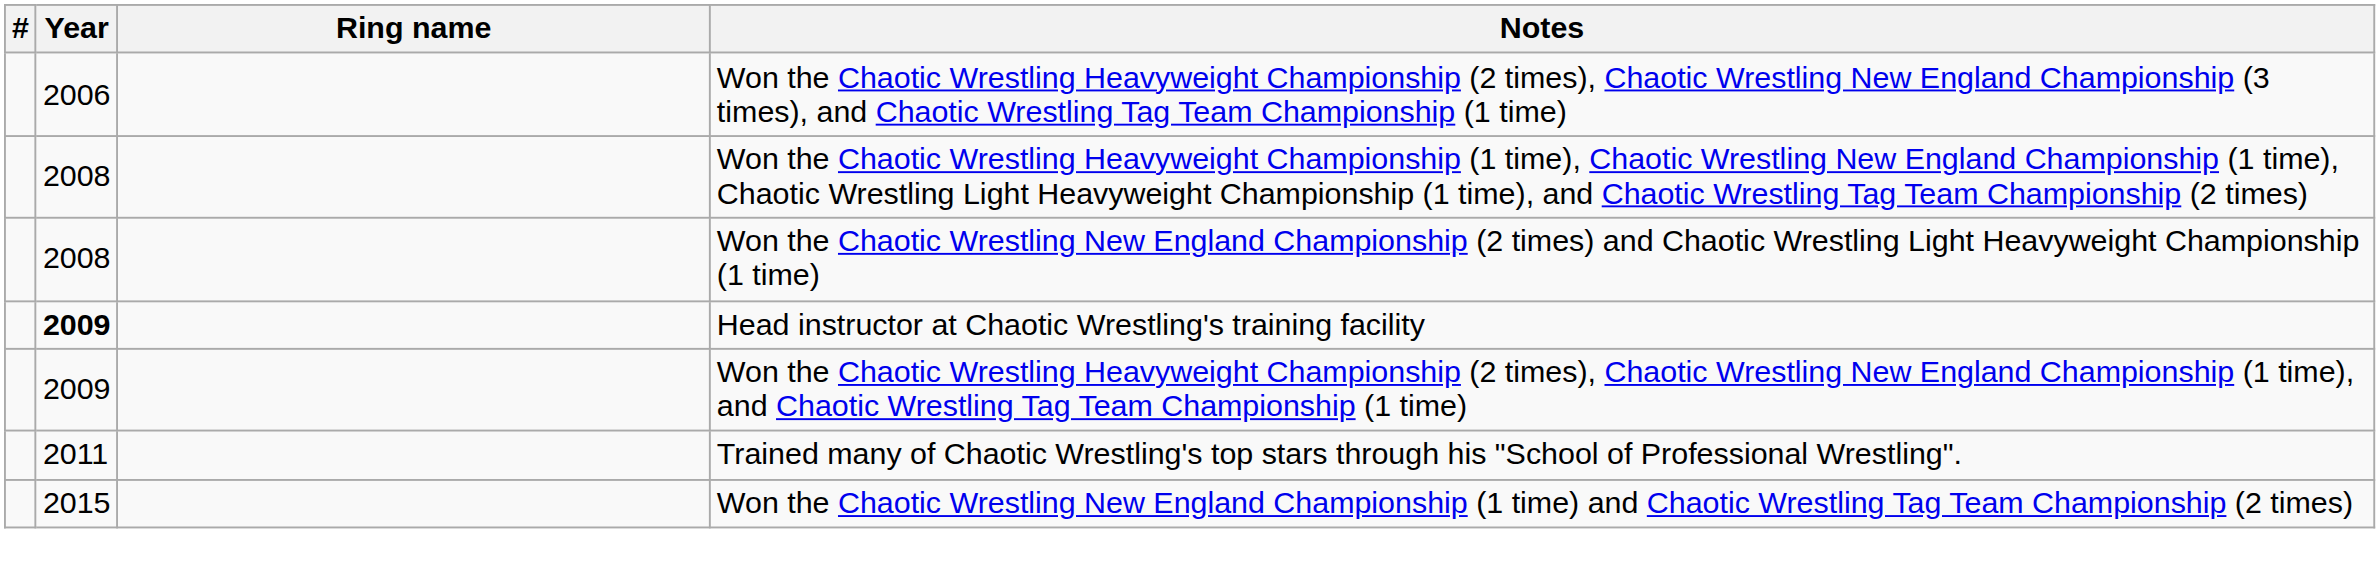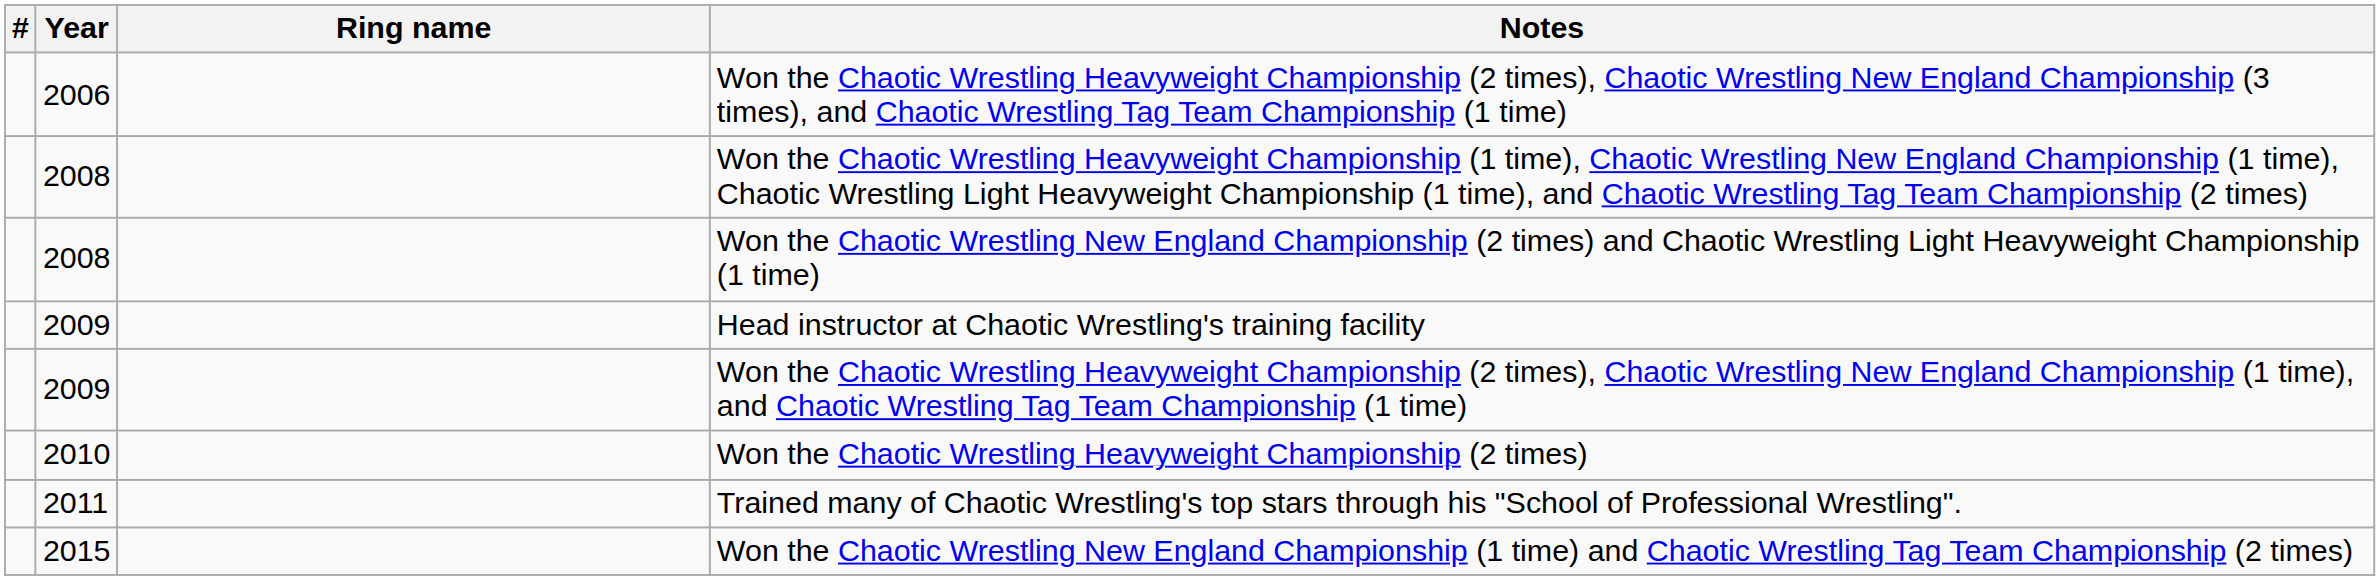(77, 324) bold -> (77, 324) normal
+ row: (1152, 454)
